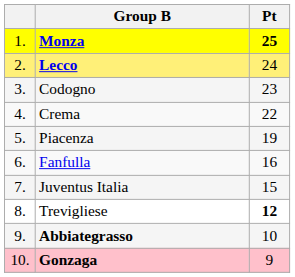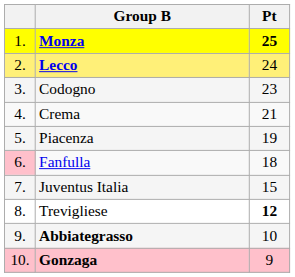(269, 114) 22 -> (269, 114) 21
(20, 162) no background -> (20, 162) pink background
(269, 162) 16 -> (269, 162) 18
